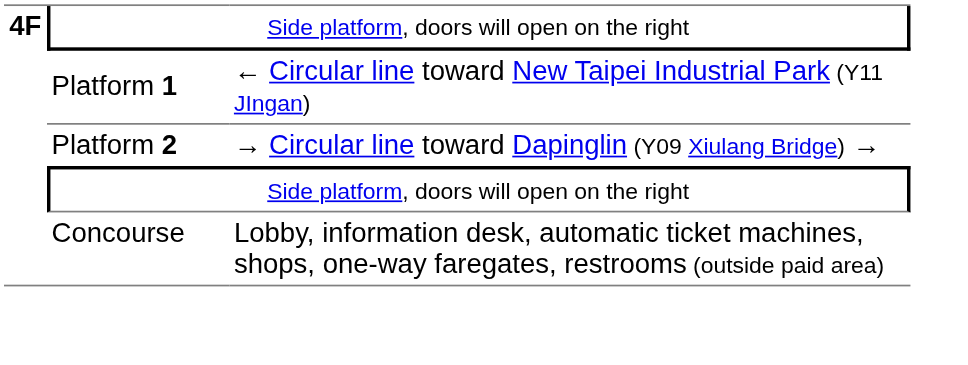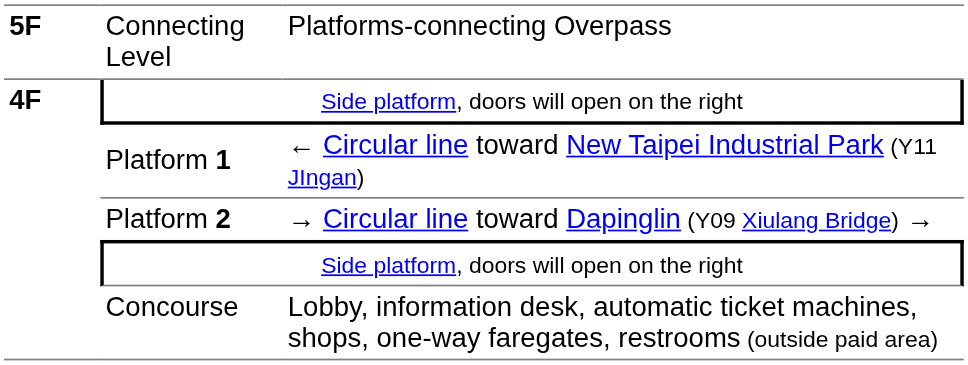+ row: (175, 41)
